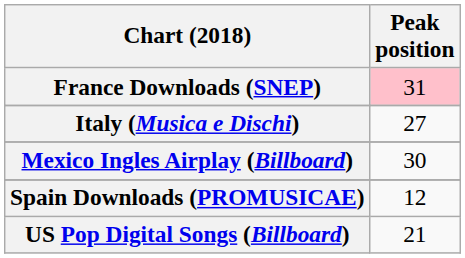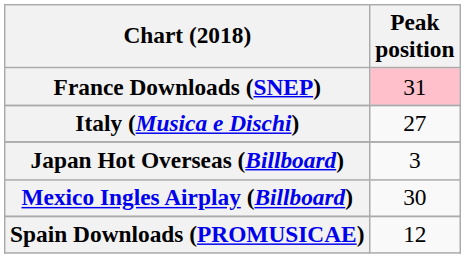+ row: (187, 160)
- row: (187, 234)
